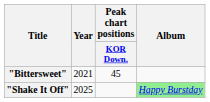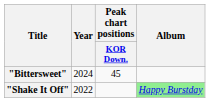(83, 74) 2021 -> (83, 74) 2024
(83, 90) 2025 -> (83, 90) 2022
